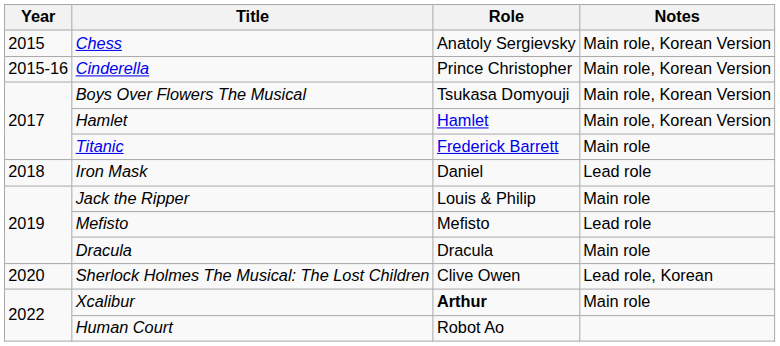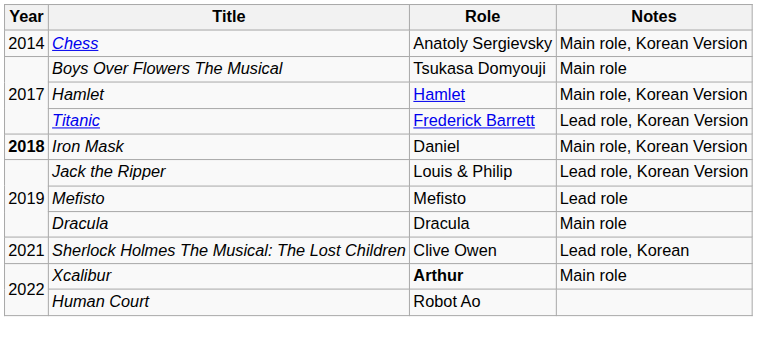(26, 43) 2015 -> (26, 43) 2014
- row: (112, 69)
(677, 95) Main role, Korean Version -> (593, 69) Main role
(617, 146) Main role -> (654, 120) Lead role, Korean Version
(26, 172) normal -> (26, 146) bold
(617, 172) Lead role -> (654, 146) Main role, Korean Version
(617, 198) Main role -> (654, 172) Lead role, Korean Version
(26, 276) 2020 -> (26, 250) 2021
